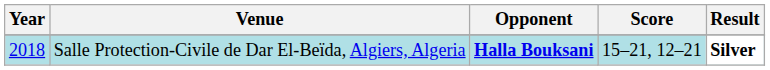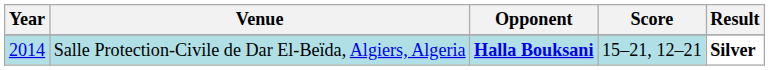(27, 49) 2018 -> (27, 49) 2014
